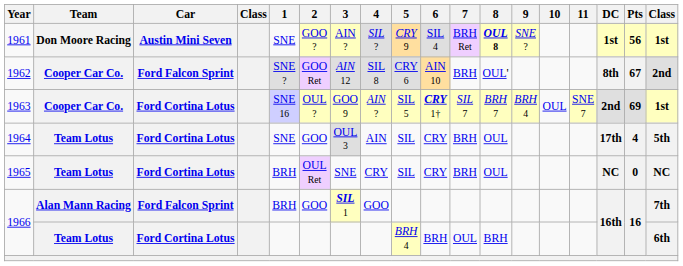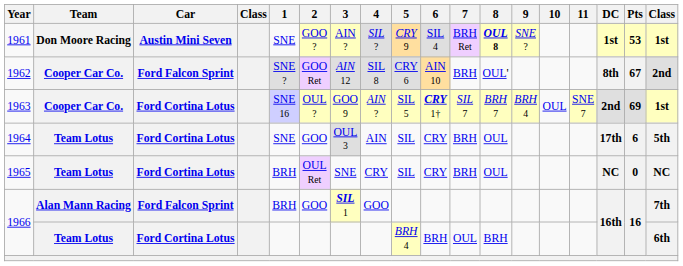(635, 39) 56 -> (635, 39) 53
(635, 139) 4 -> (635, 139) 6
